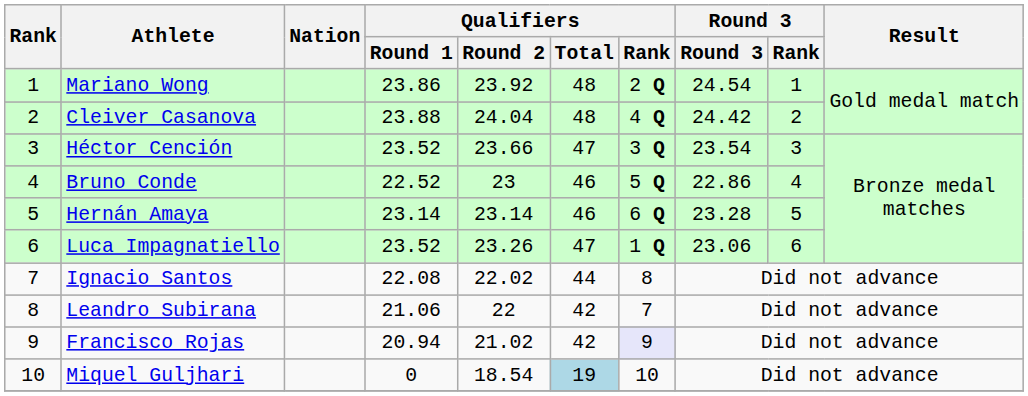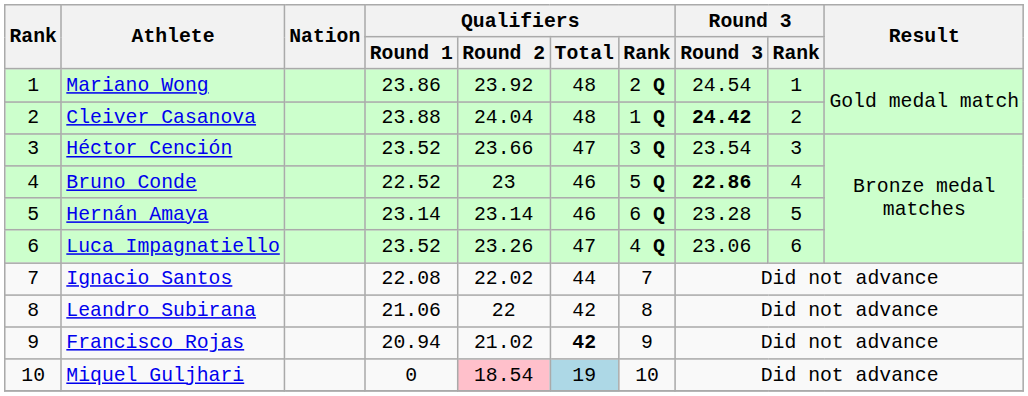(647, 117) 4 Q -> (647, 117) 1 Q
(722, 117) normal -> (722, 117) bold
(722, 182) normal -> (722, 182) bold
(647, 246) 1 Q -> (647, 246) 4 Q
(647, 279) 8 -> (647, 279) 7
(647, 311) 7 -> (647, 311) 8
(584, 343) normal -> (584, 343) bold
(647, 343) lavender background -> (647, 343) no background
(504, 375) no background -> (504, 375) pink background
